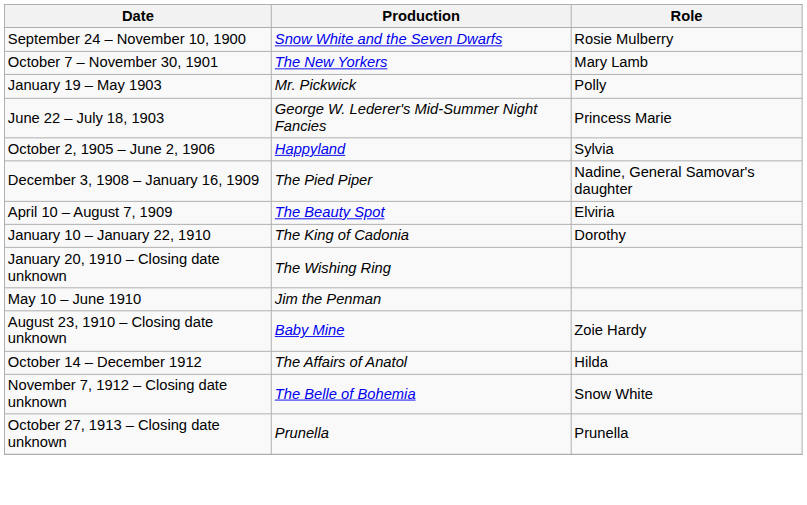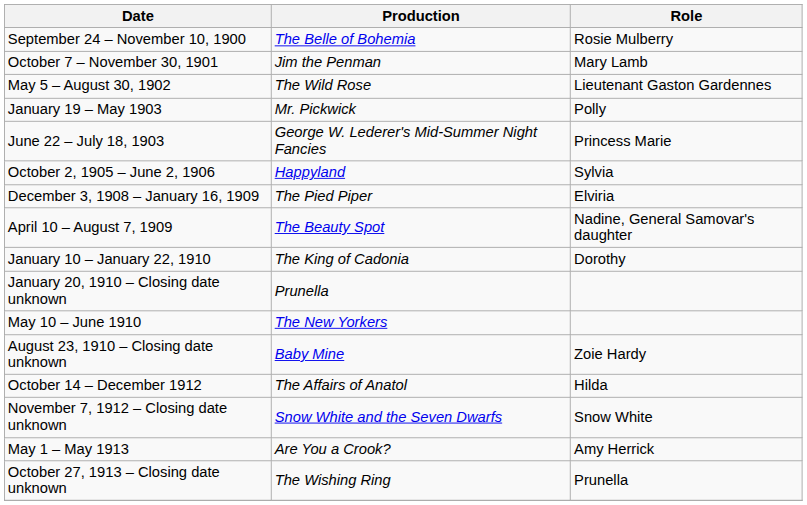(389, 39) Snow White and the Seven Dwarfs -> (345, 39) The Belle of Bohemia
(331, 62) The New Yorkers -> (328, 62) Jim the Penman
+ row: (89, 86)
(665, 181) Nadine, General Samovar's daughter -> (594, 196) Elviria
(594, 212) Elviria -> (664, 227) Nadine, General Samovar's daughter
(333, 267) The Wishing Ring -> (302, 291) Prunella
(328, 299) Jim the Penman -> (331, 322) The New Yorkers
(345, 394) The Belle of Bohemia -> (388, 417) Snow White and the Seven Dwarfs
+ row: (68, 449)
(302, 434) Prunella -> (333, 480) The Wishing Ring
